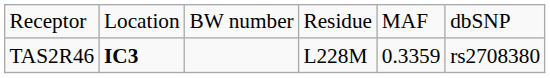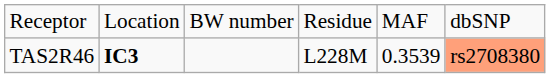(411, 55) 0.3359 -> (411, 55) 0.3539
(495, 55) no background -> (495, 55) lightsalmon background
